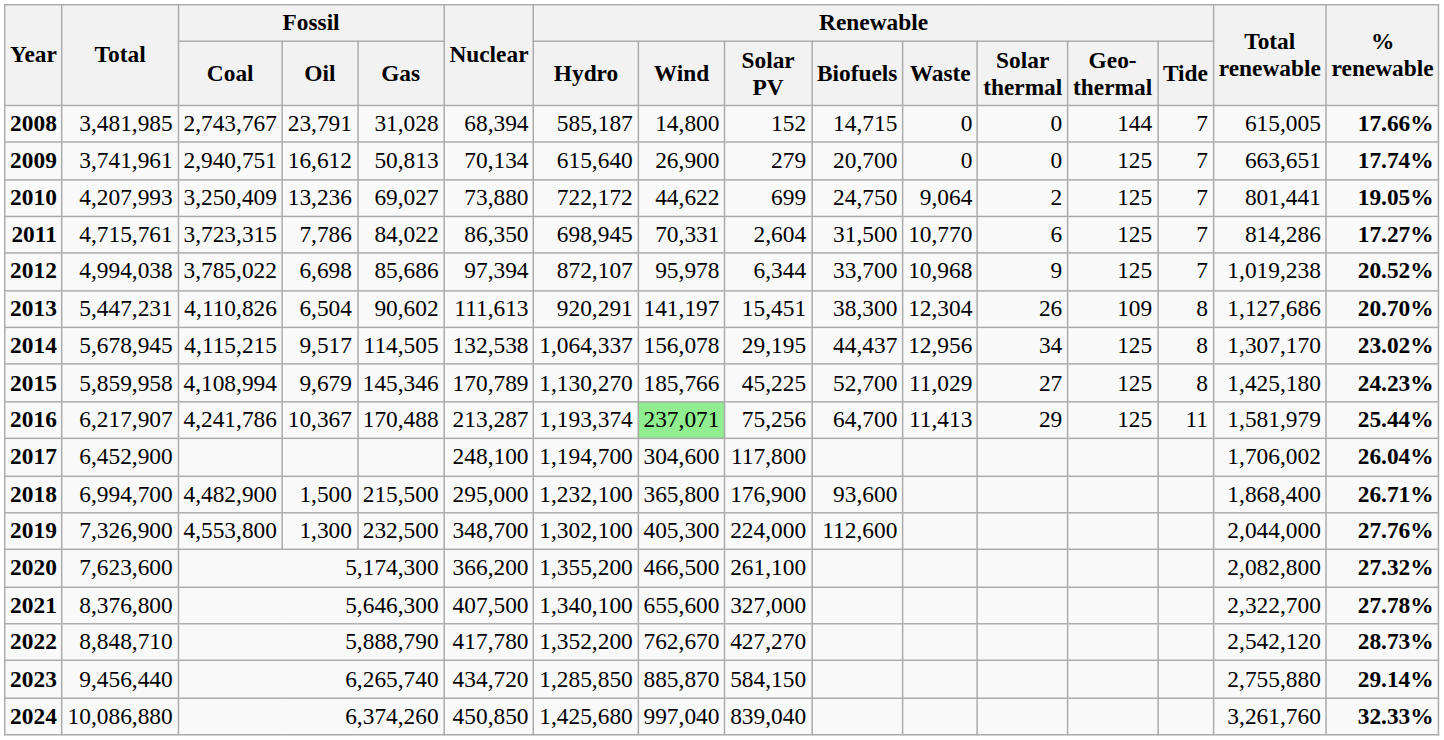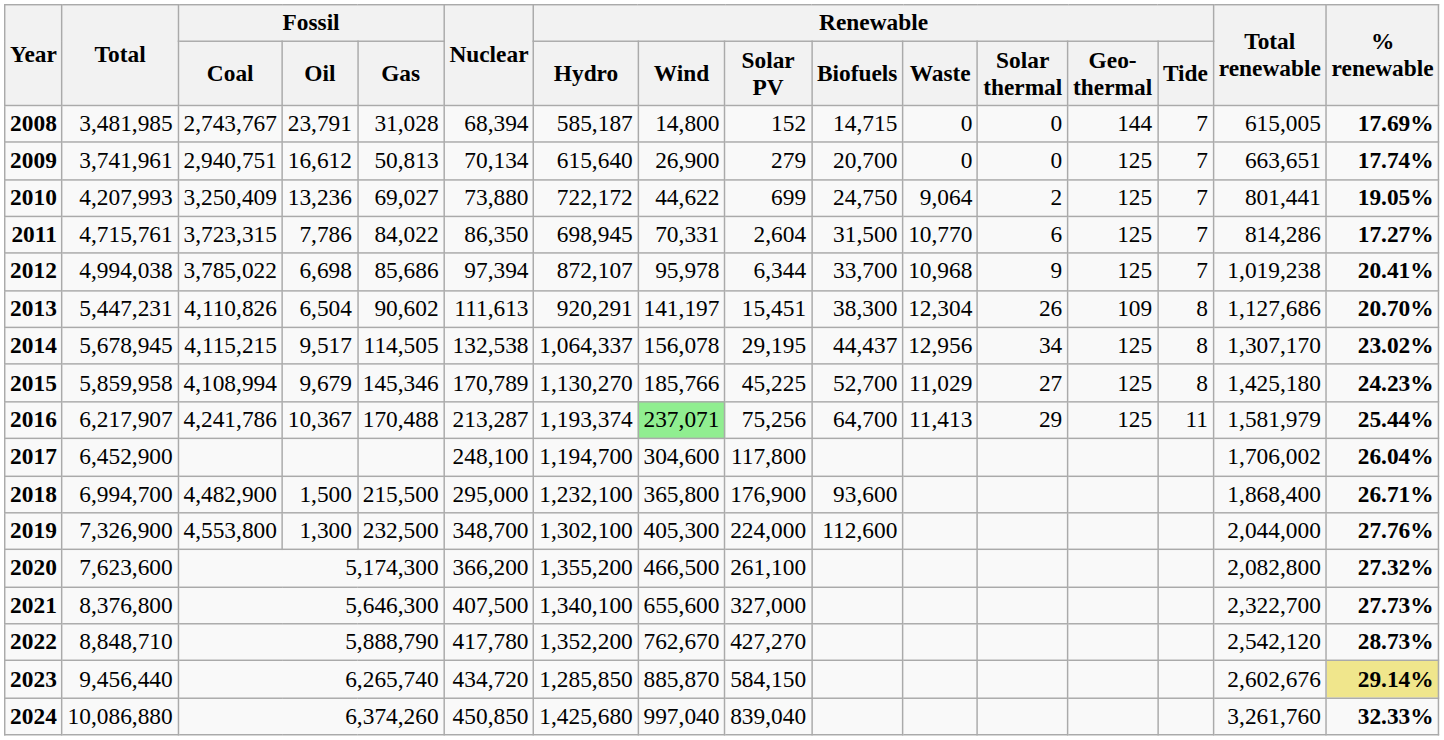(1396, 123) 17.66% -> (1396, 123) 17.69%
(1396, 271) 20.52% -> (1396, 271) 20.41%
(1396, 605) 27.78% -> (1396, 605) 27.73%
(1274, 679) 2,755,880 -> (1274, 679) 2,602,676
(1396, 679) no background -> (1396, 679) khaki background
